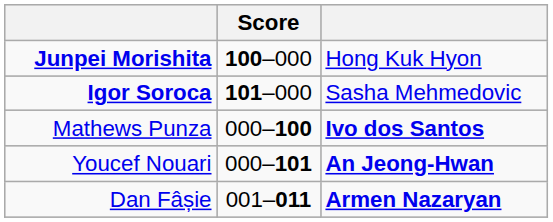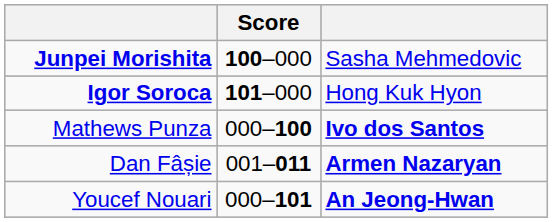(404, 58) Hong Kuk Hyon -> (423, 58) Sasha Mehmedovic
(423, 93) Sasha Mehmedovic -> (404, 93) Hong Kuk Hyon
rows swapped: (161, 199) <-> (142, 164)
